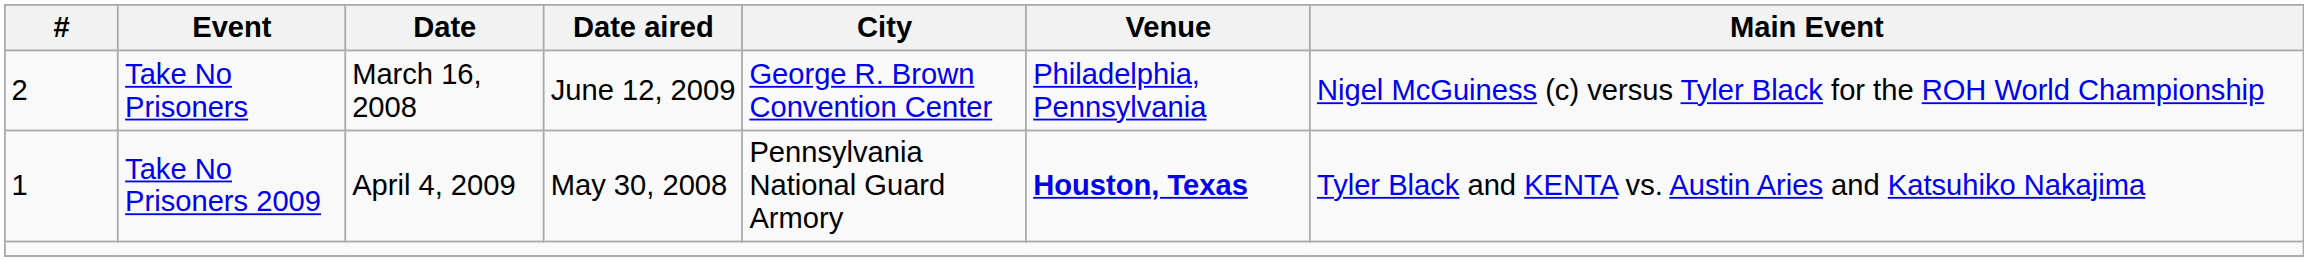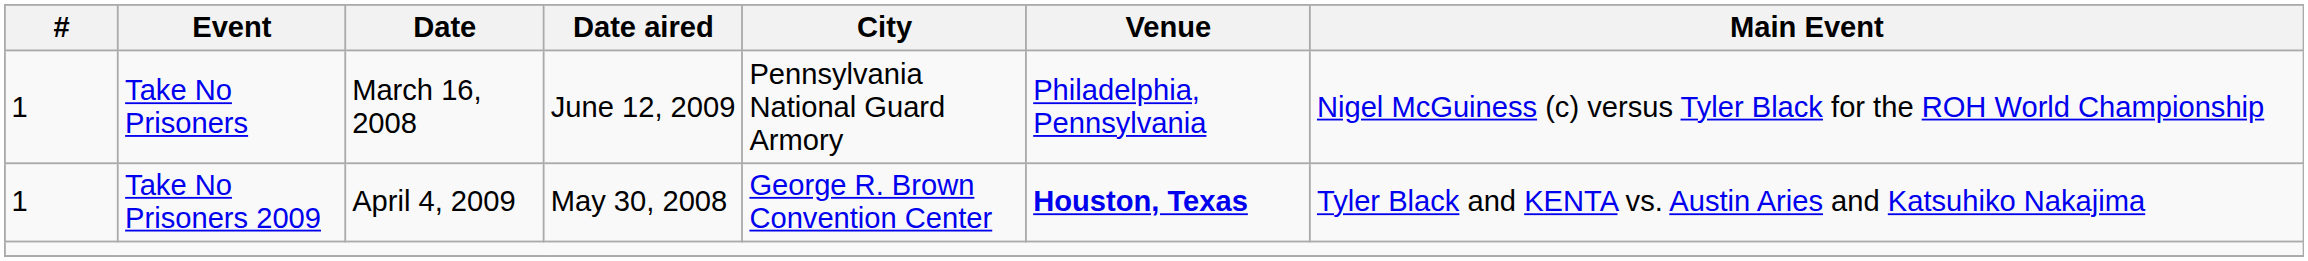(20, 90) 2 -> (20, 106) 1
(871, 90) George R. Brown Convention Center -> (847, 106) Pennsylvania National Guard Armory
(847, 185) Pennsylvania National Guard Armory -> (871, 201) George R. Brown Convention Center
